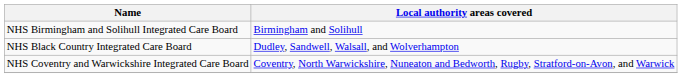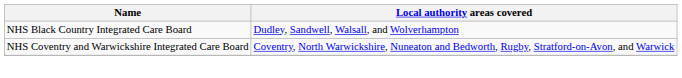- row: (122, 30)
